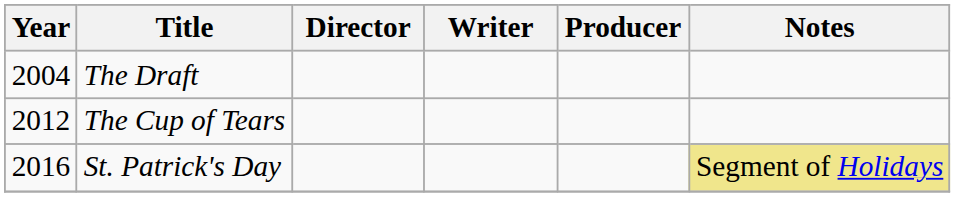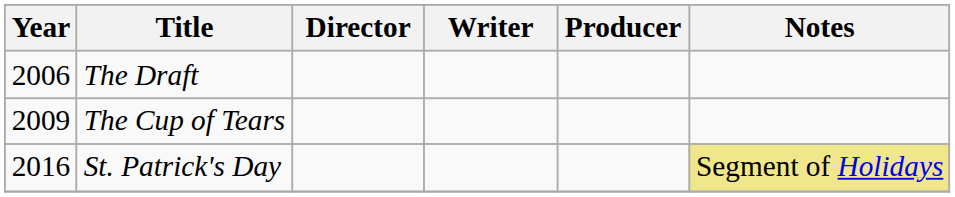(41, 74) 2004 -> (41, 74) 2006
(41, 120) 2012 -> (41, 120) 2009
